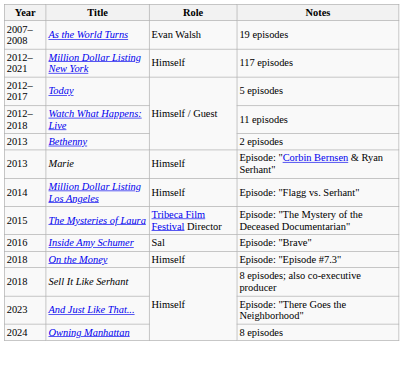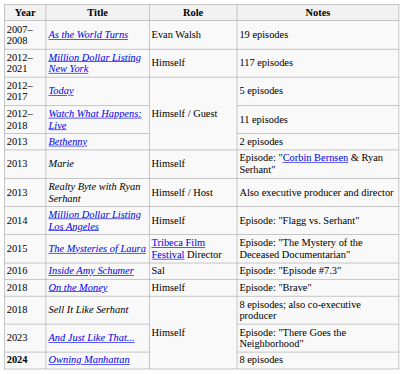+ row: (94, 192)
(276, 243) Episode: "Brave" -> (290, 271) Episode: "Episode #7.3"
(290, 259) Episode: "Episode #7.3" -> (276, 287) Episode: "Brave"
(17, 332) normal -> (17, 360) bold
